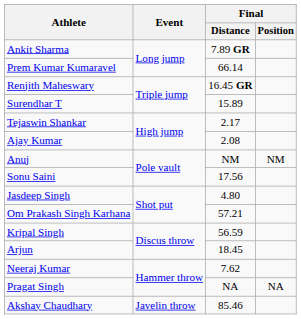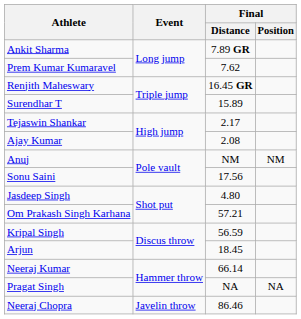(230, 67) 66.14 -> (230, 67) 7.62
(230, 269) 7.62 -> (230, 269) 66.14
+ row: (39, 305)
- row: (50, 305)
